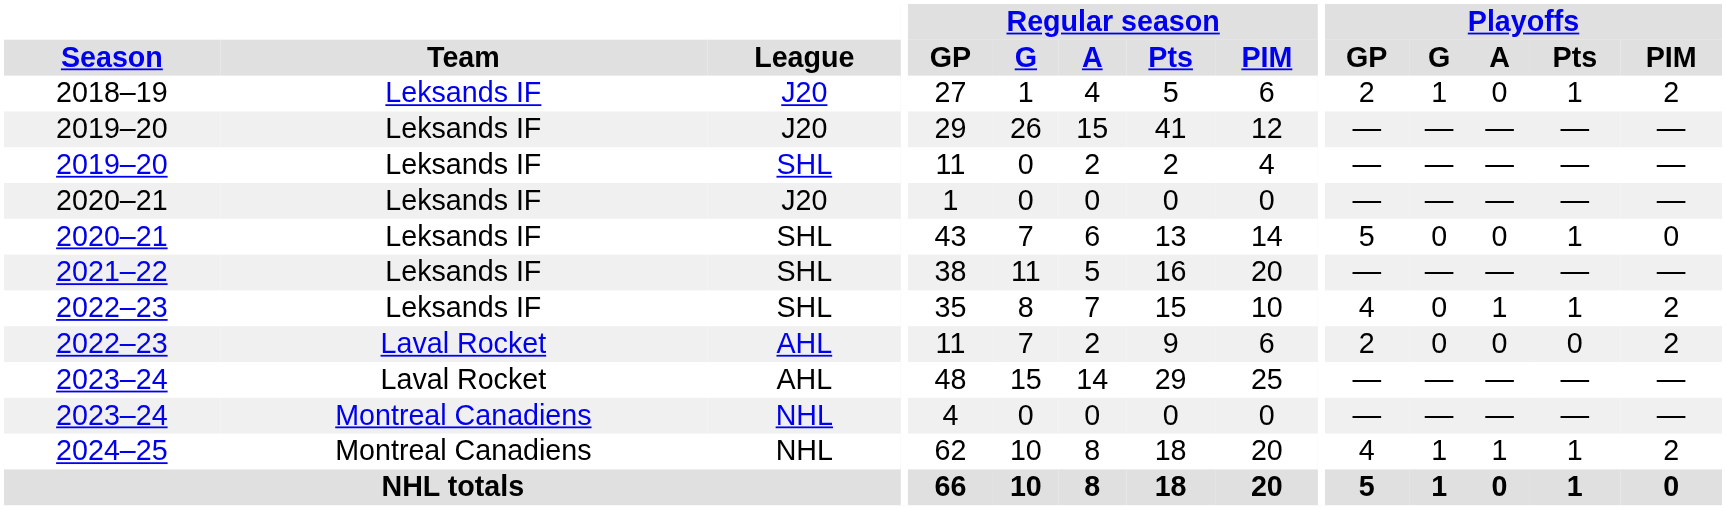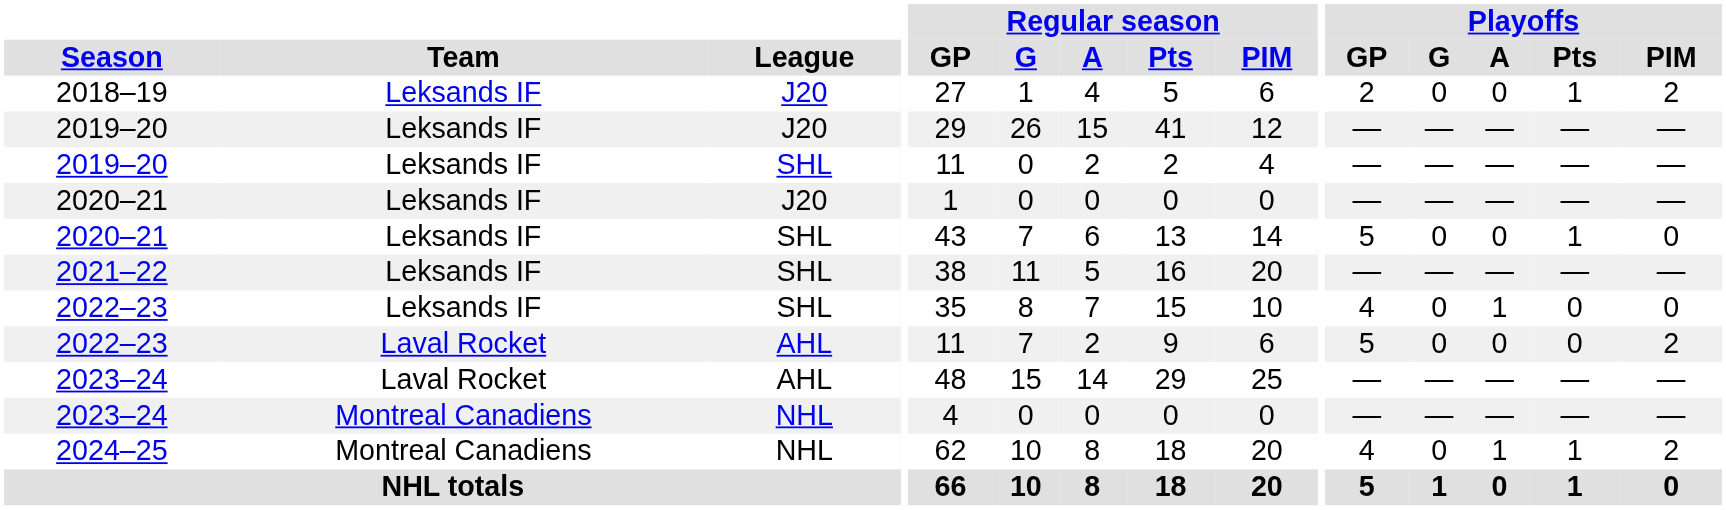(1439, 93) 1 -> (1439, 93) 0
(1575, 307) 1 -> (1575, 307) 0
(1671, 307) 2 -> (1671, 307) 0
(1367, 343) 2 -> (1367, 343) 5
(1439, 451) 1 -> (1439, 451) 0
